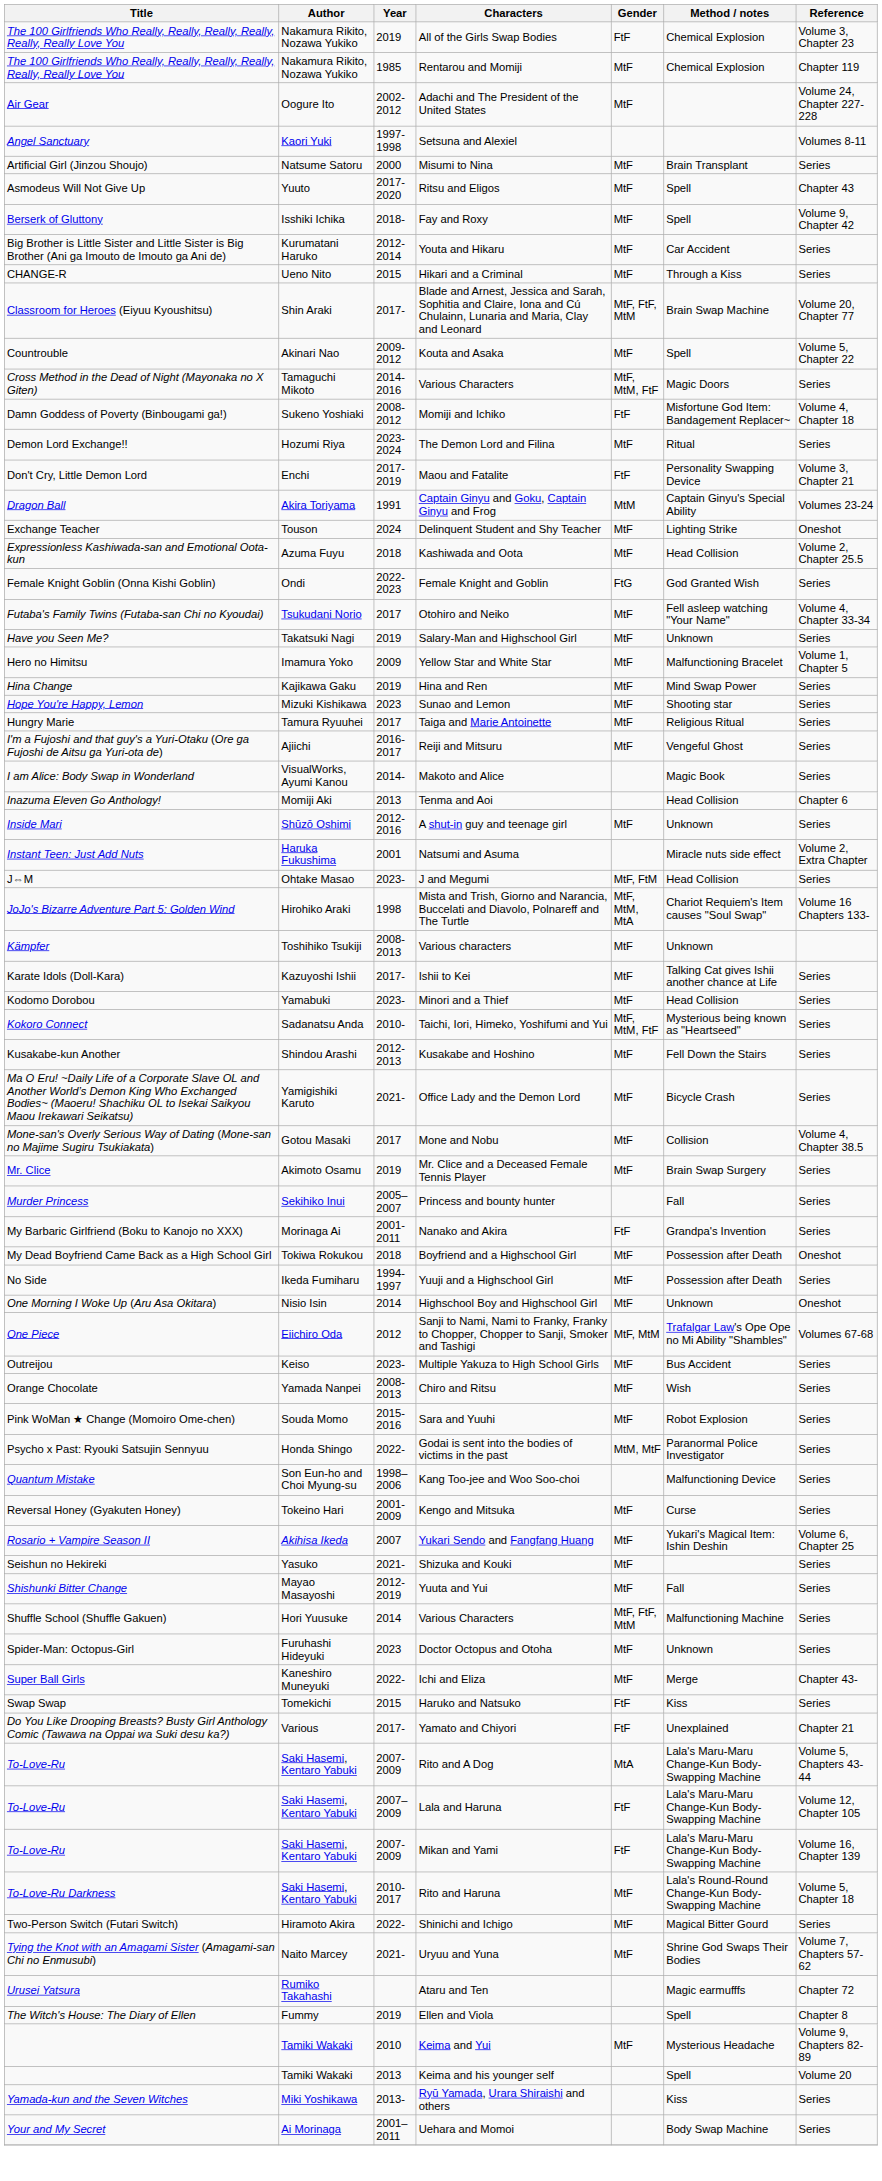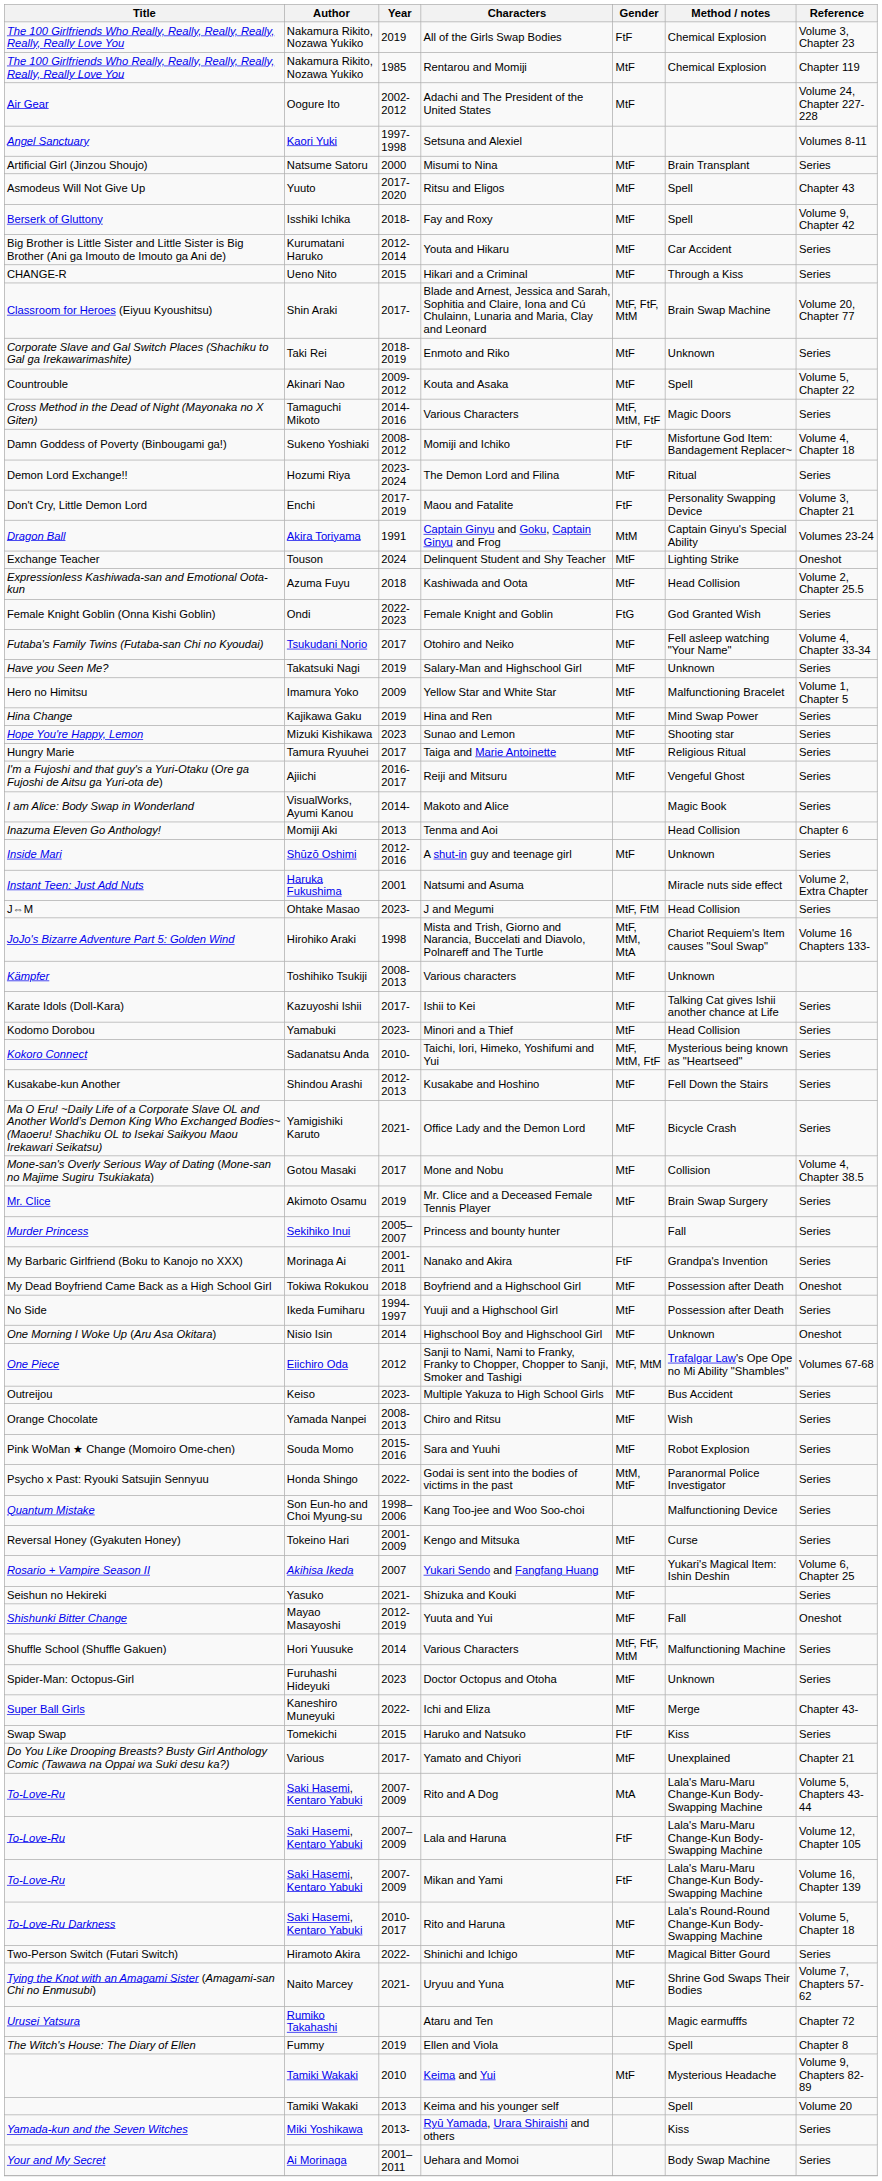+ row: (138, 353)
(814, 1588) Series -> (820, 1619) Oneshot
(622, 1728) FtF -> (625, 1758) MtF
